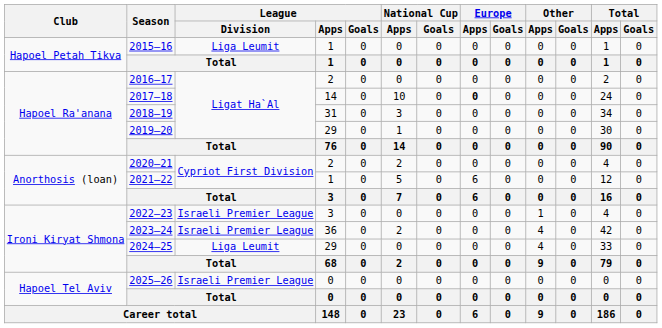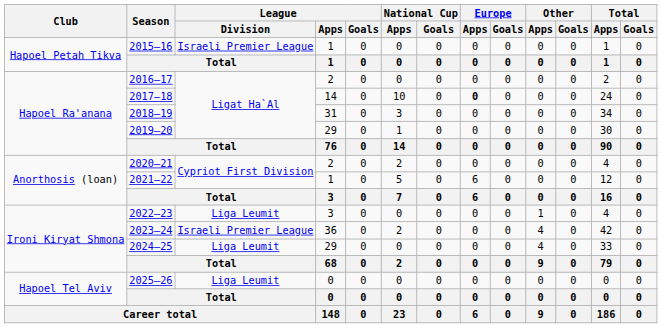(245, 46) Liga Leumit -> (245, 46) Israeli Premier League
(245, 214) Israeli Premier League -> (245, 214) Liga Leumit
(245, 281) Israeli Premier League -> (245, 281) Liga Leumit
